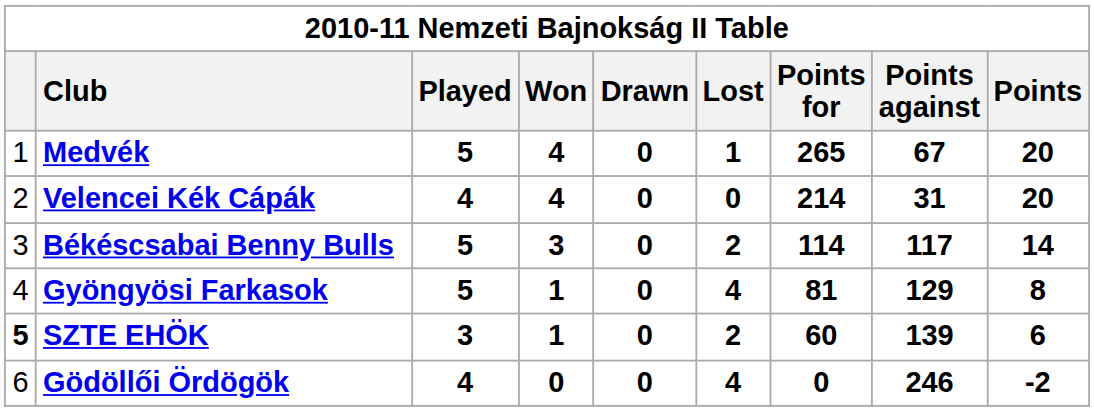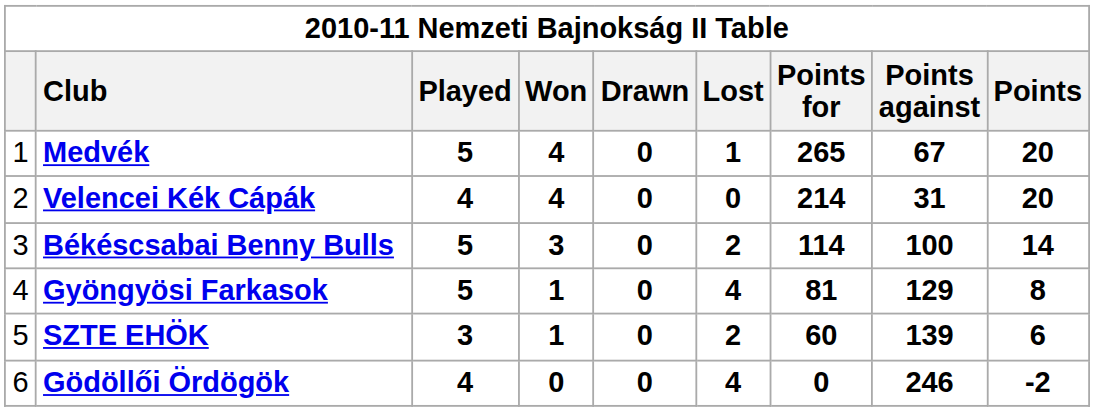(930, 244) 117 -> (930, 244) 100
(21, 336) bold -> (21, 336) normal
